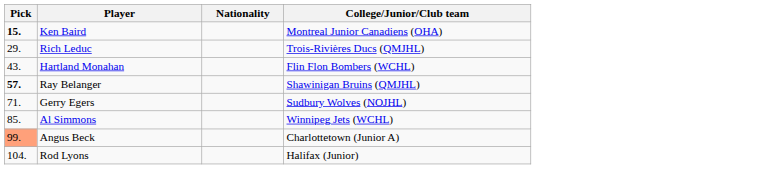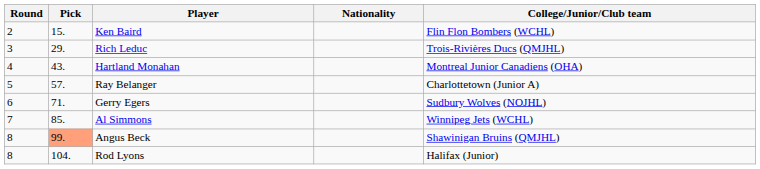+ column: (26, 13)
(14, 31) bold -> (58, 31) normal
(364, 31) Montreal Junior Canadiens (OHA) -> (490, 31) Flin Flon Bombers (WCHL)
(350, 66) Flin Flon Bombers (WCHL) -> (504, 66) Montreal Junior Canadiens (OHA)
(14, 84) bold -> (58, 84) normal
(353, 84) Shawinigan Bruins (QMJHL) -> (483, 84) Charlottetown (Junior A)
(343, 137) Charlottetown (Junior A) -> (493, 137) Shawinigan Bruins (QMJHL)
